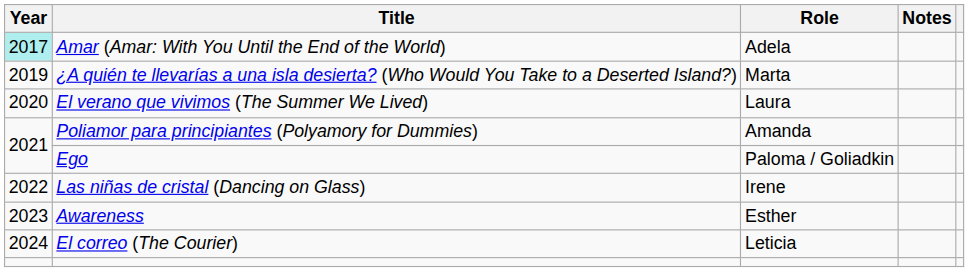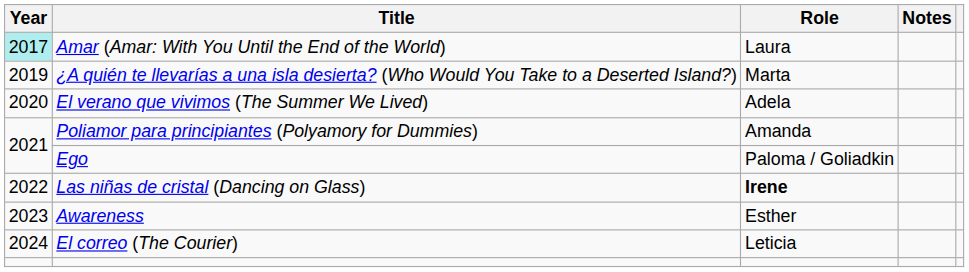(768, 46) Adela -> (768, 46) Laura
(768, 103) Laura -> (768, 103) Adela
(765, 187) normal -> (766, 187) bold
